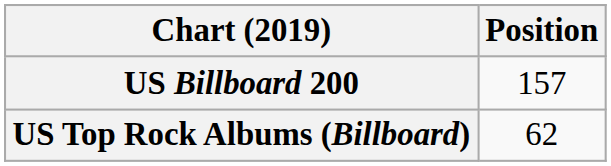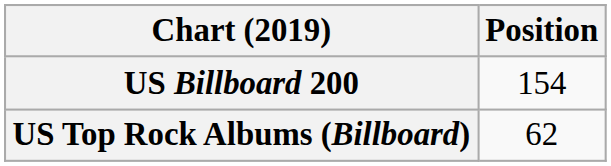(542, 82) 157 -> (542, 82) 154
